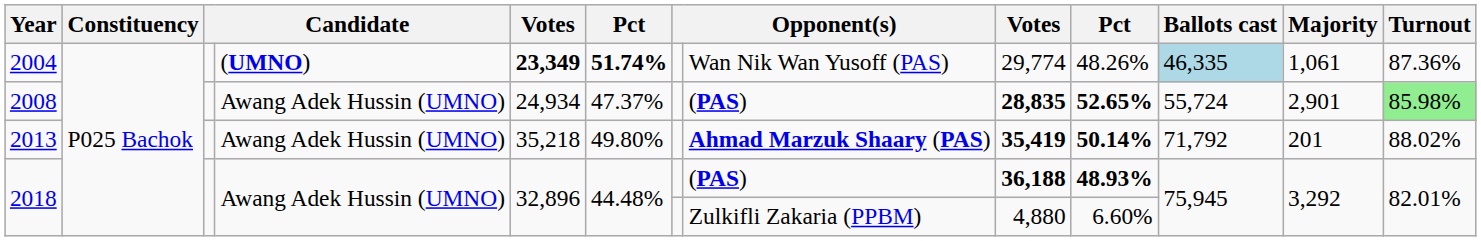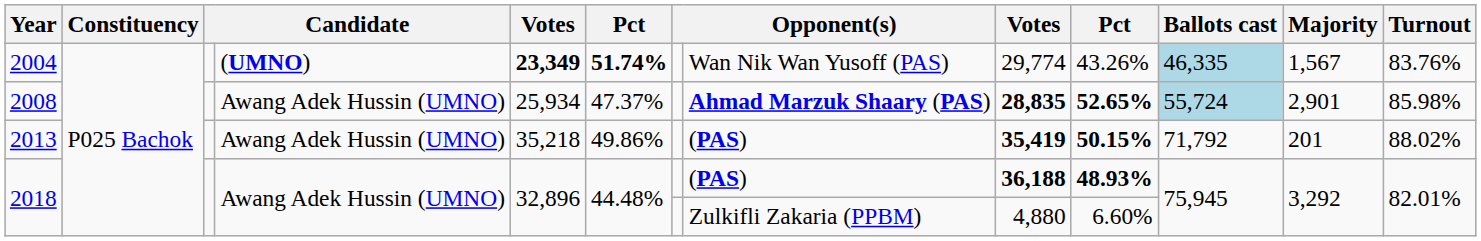(1113, 62) 48.26% -> (1113, 62) 43.26%
(1314, 62) 1,061 -> (1314, 62) 1,567
(1425, 62) 87.36% -> (1425, 62) 83.76%
(548, 100) 24,934 -> (548, 100) 25,934
(718, 100) (PAS) -> (840, 100) Ahmad Marzuk Shaary (PAS)
(1196, 100) no background -> (1196, 100) lightblue background
(1425, 100) lightgreen background -> (1425, 100) no background
(627, 139) 49.80% -> (627, 139) 49.86%
(840, 139) Ahmad Marzuk Shaary (PAS) -> (718, 139) (PAS)
(1115, 139) 50.14% -> (1115, 139) 50.15%
